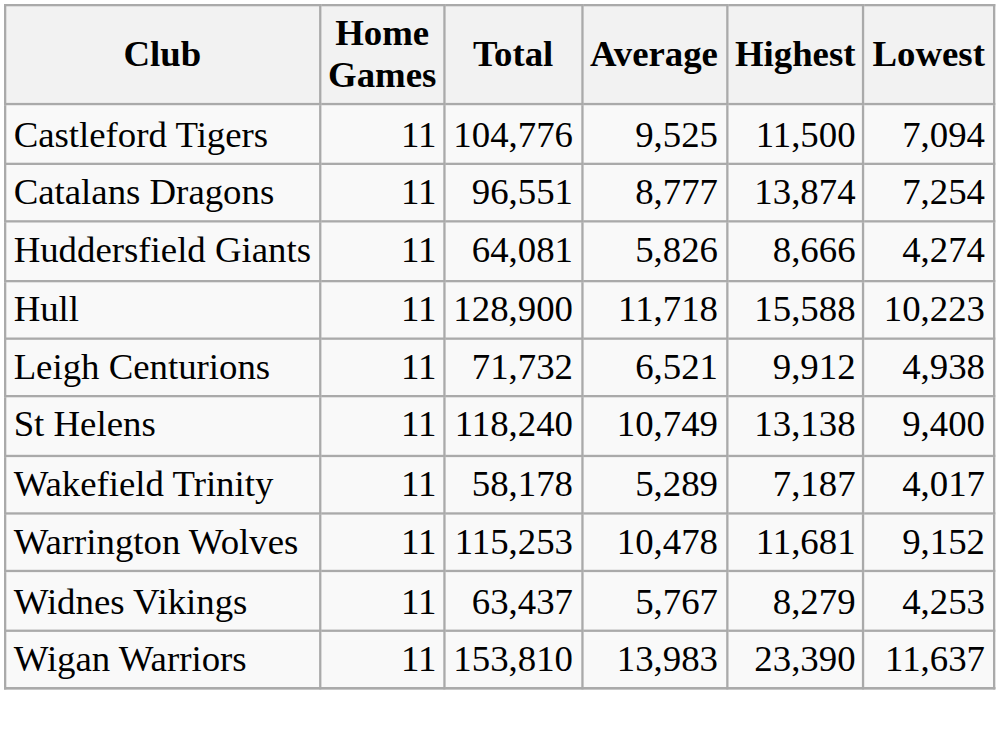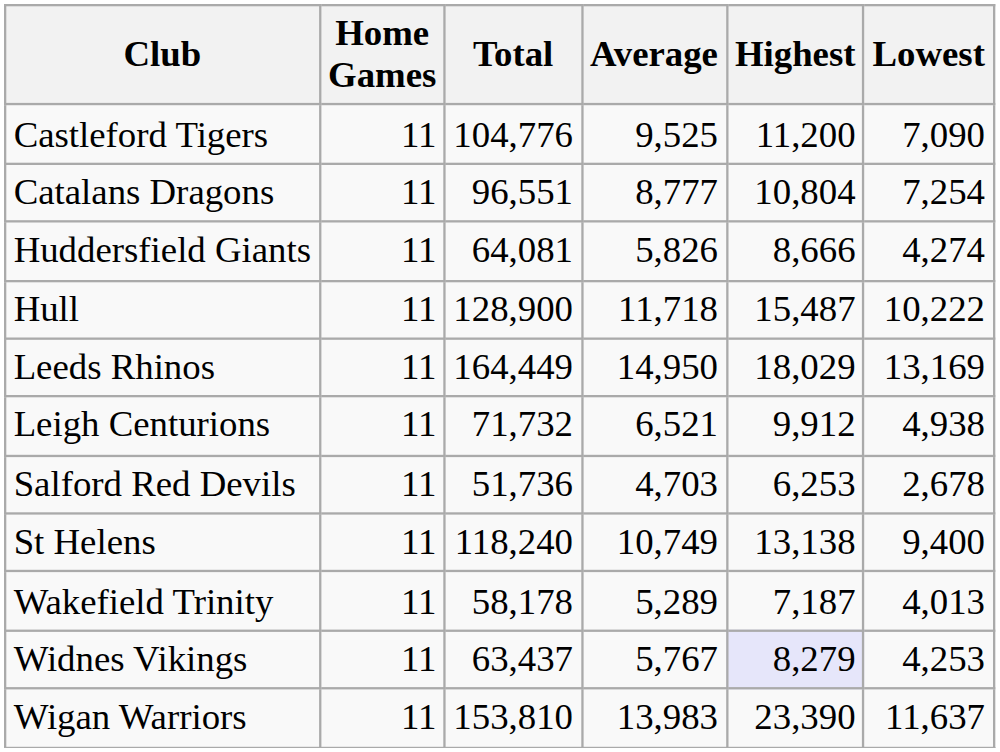(806, 133) 11,500 -> (806, 133) 11,200
(944, 133) 7,094 -> (944, 133) 7,090
(805, 191) 13,874 -> (805, 191) 10,804
(805, 308) 15,588 -> (805, 308) 15,487
(934, 308) 10,223 -> (934, 308) 10,222
+ row: (114, 366)
+ row: (155, 483)
(944, 483) 4,017 -> (944, 600) 4,013
- row: (156, 541)
(814, 600) no background -> (814, 658) lavender background
